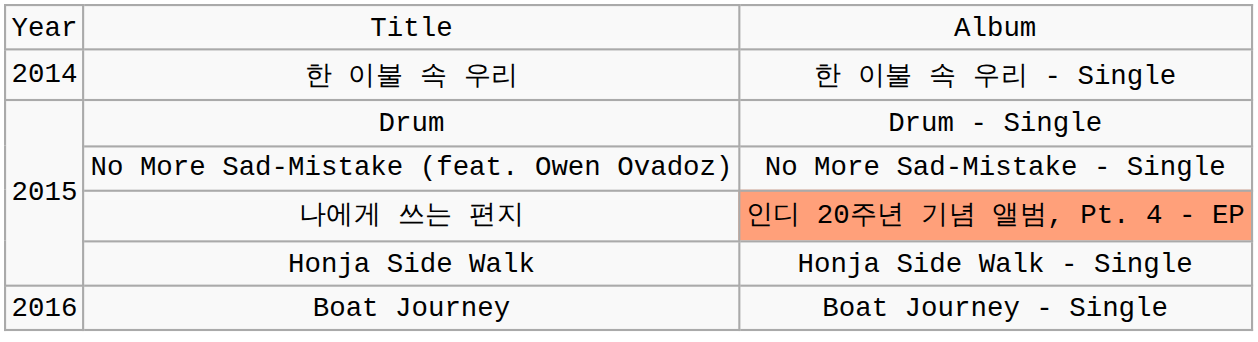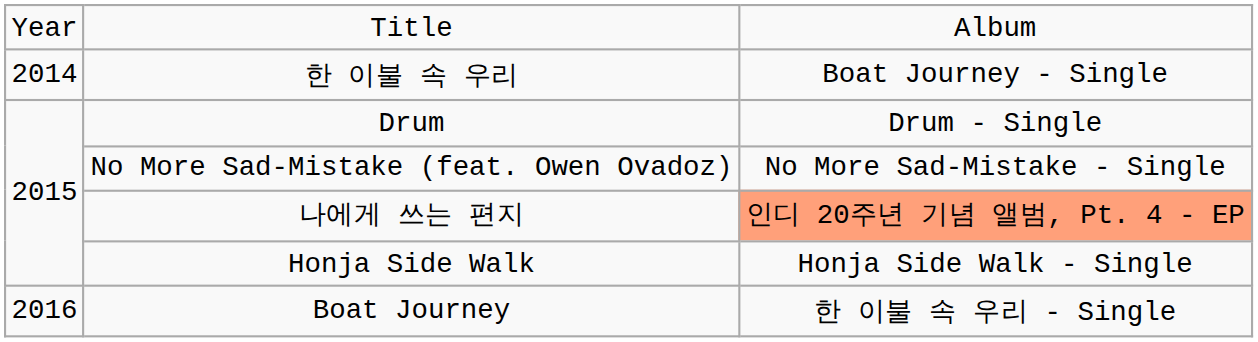(995, 76) 한 이불 속 우리 - Single -> (995, 75) Boat Journey - Single
(995, 308) Boat Journey - Single -> (995, 313) 한 이불 속 우리 - Single
